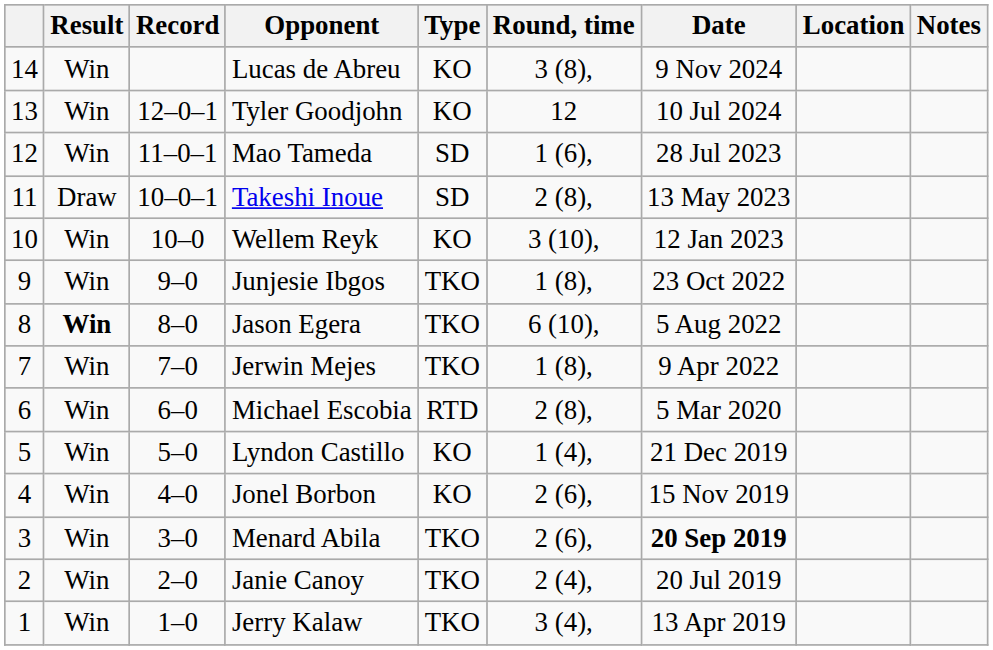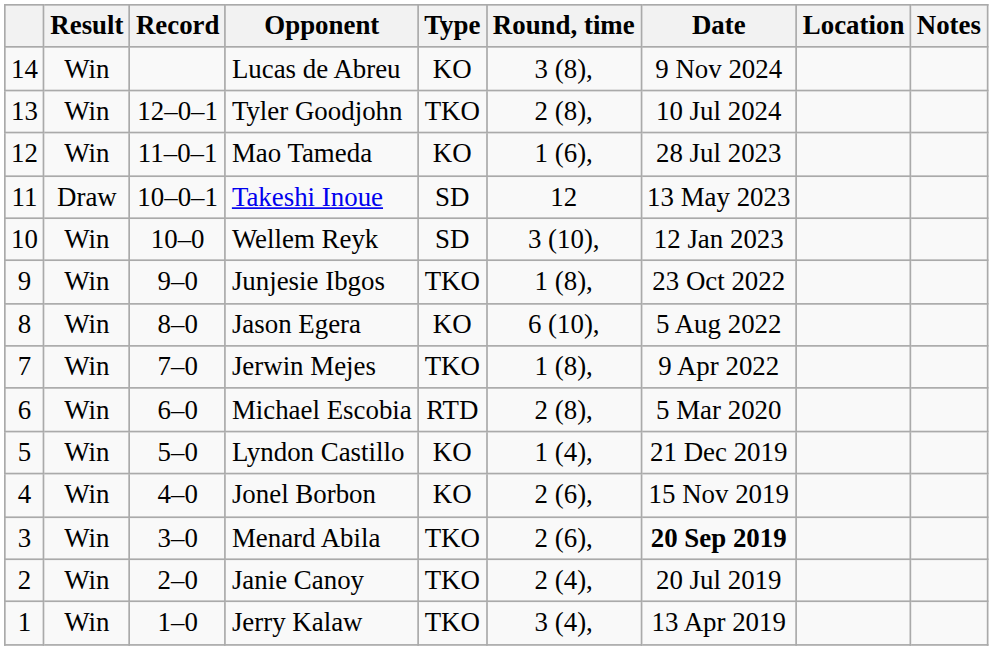(452, 111) KO -> (452, 111) TKO
(564, 111) 12 -> (564, 111) 2 (8),
(452, 153) SD -> (452, 153) KO
(564, 196) 2 (8), -> (564, 196) 12
(452, 238) KO -> (452, 238) SD
(87, 324) bold -> (87, 324) normal
(452, 324) TKO -> (452, 324) KO
